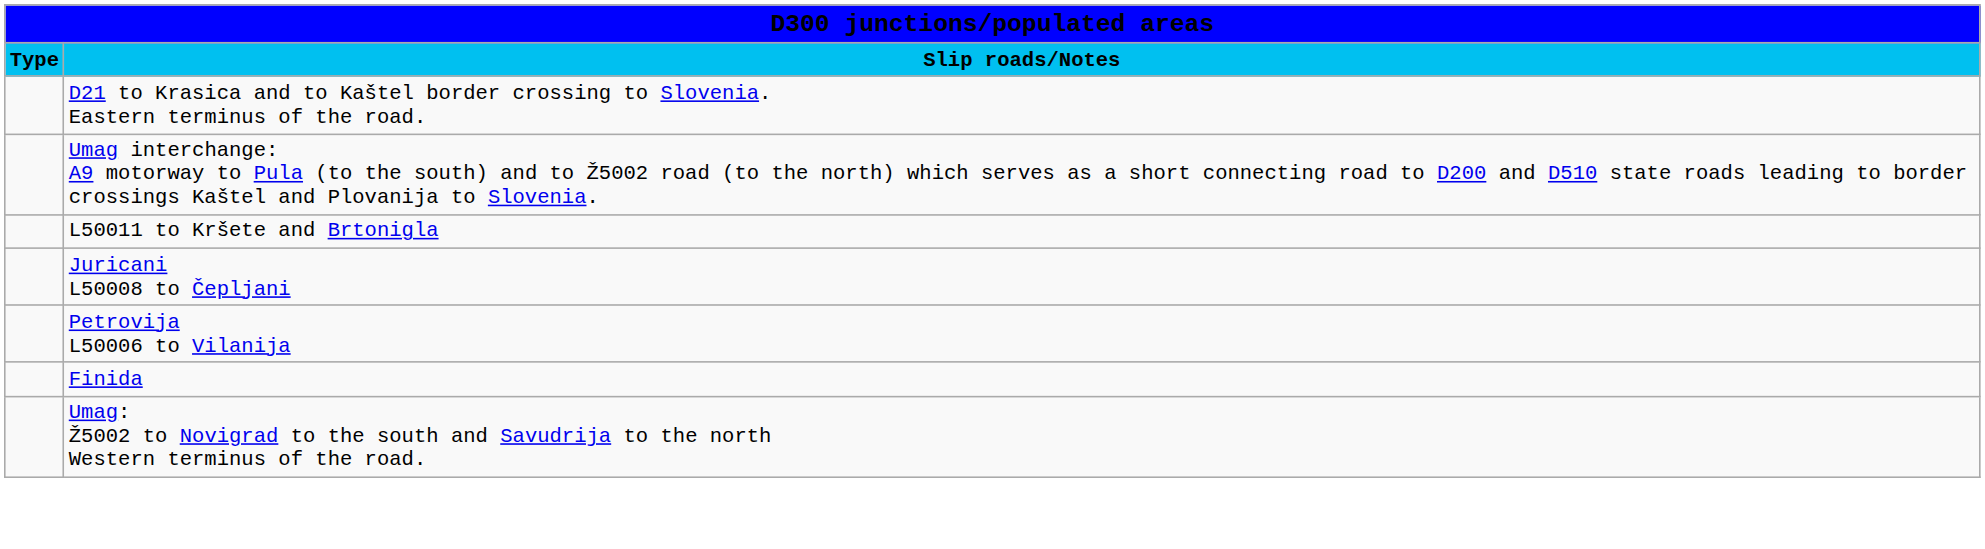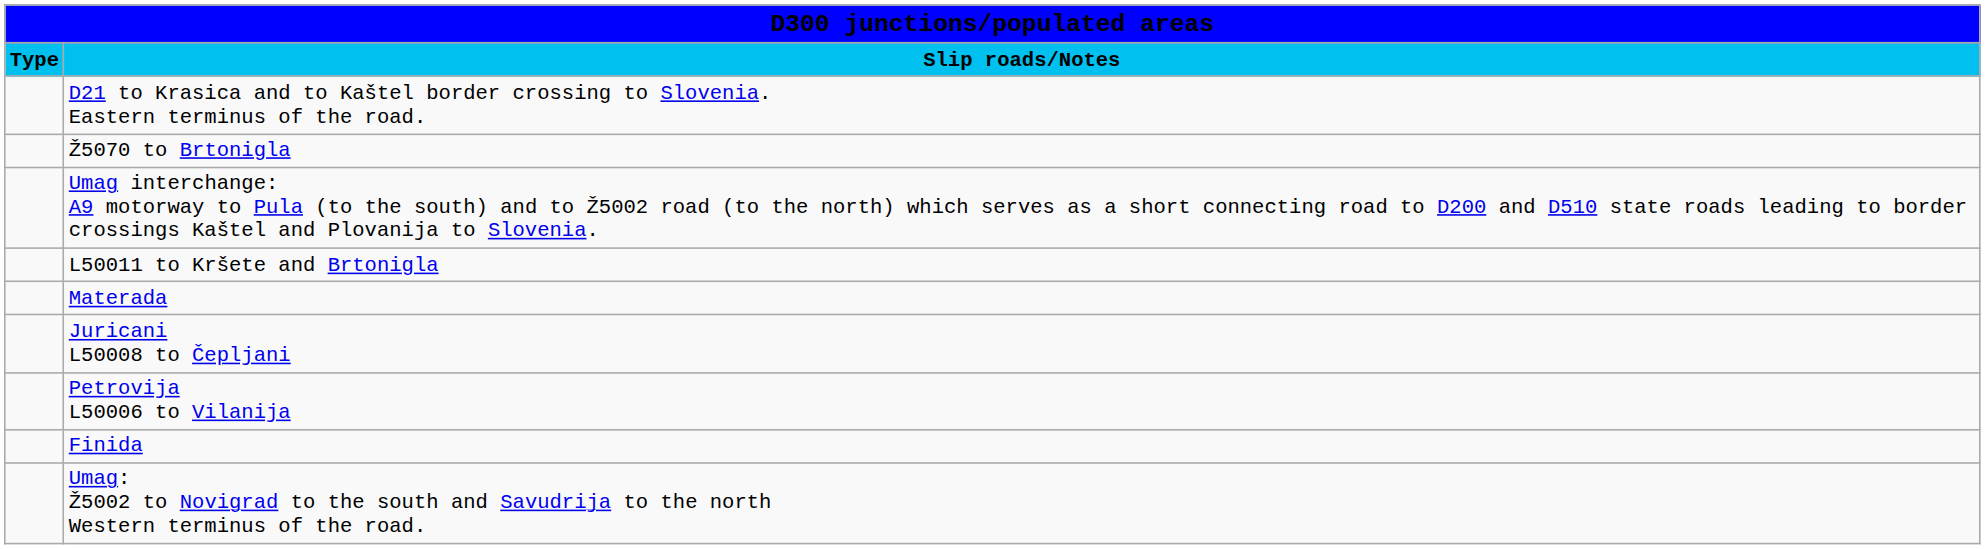+ row: (180, 150)
+ row: (118, 298)
